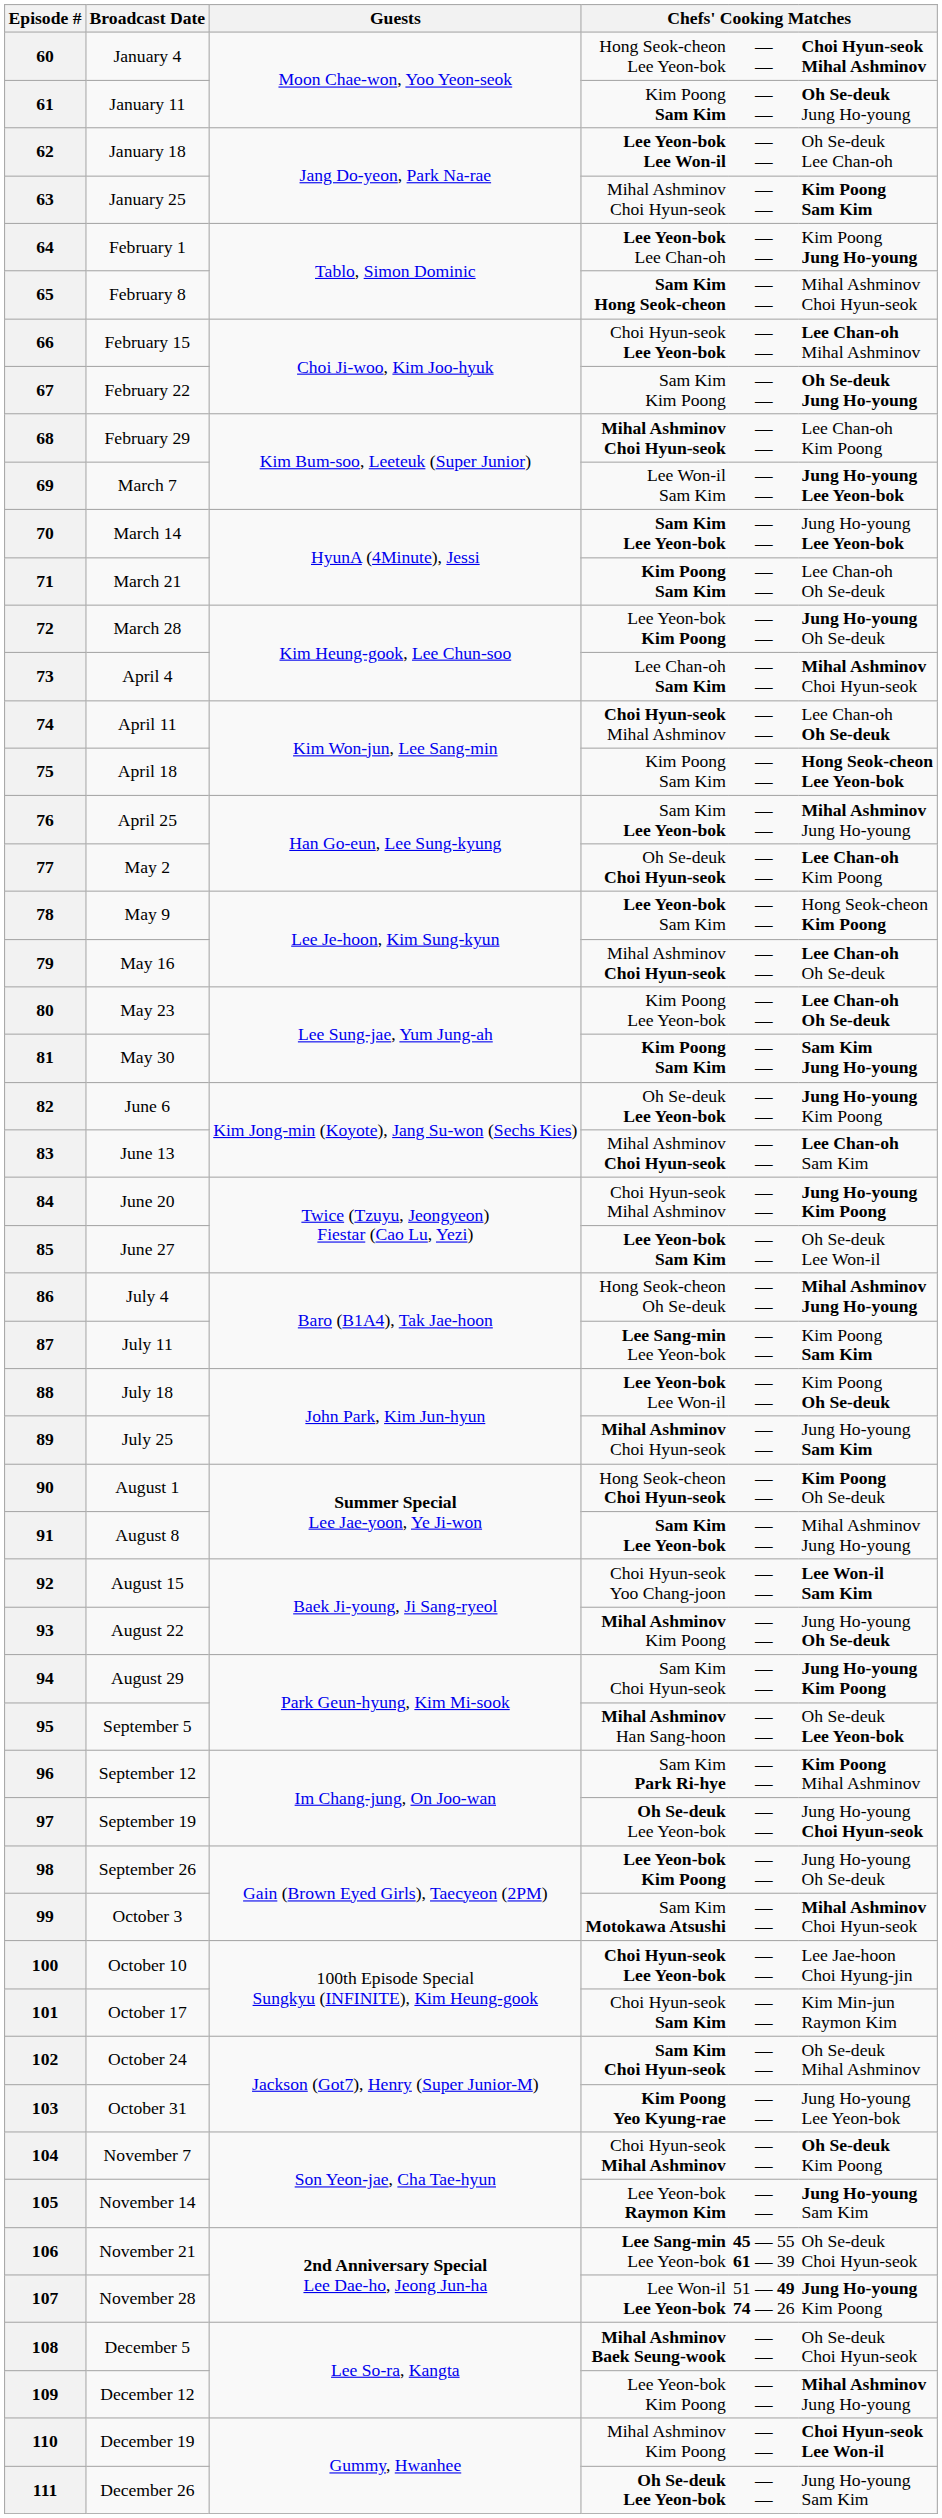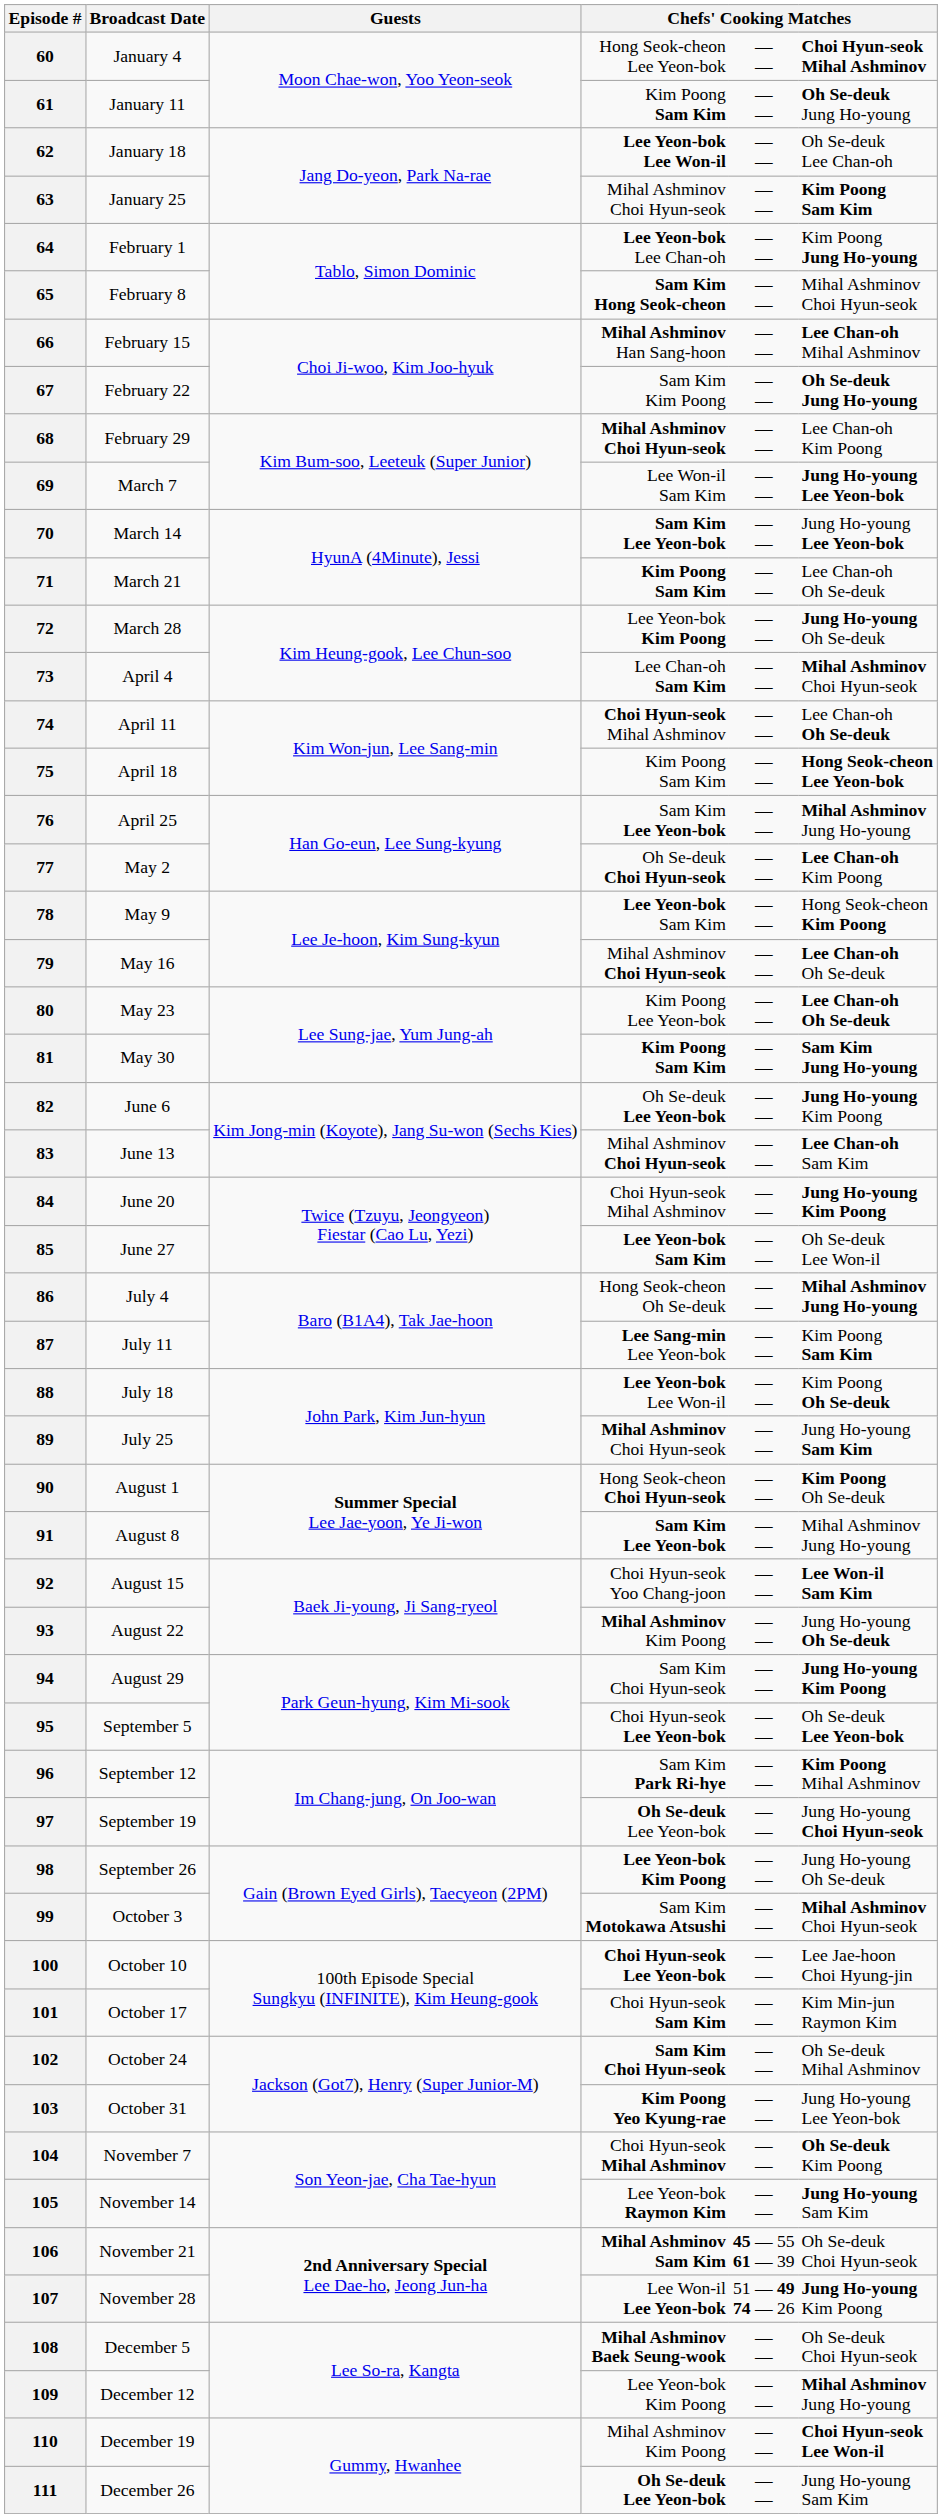(668, 342) Choi Hyun-seok Lee Yeon-bok -> (664, 342) Mihal Ashminov Han Sang-hoon
(664, 1726) Mihal Ashminov Han Sang-hoon -> (668, 1726) Choi Hyun-seok Lee Yeon-bok
(674, 2251) Lee Sang-min Lee Yeon-bok -> (664, 2251) Mihal Ashminov Sam Kim
